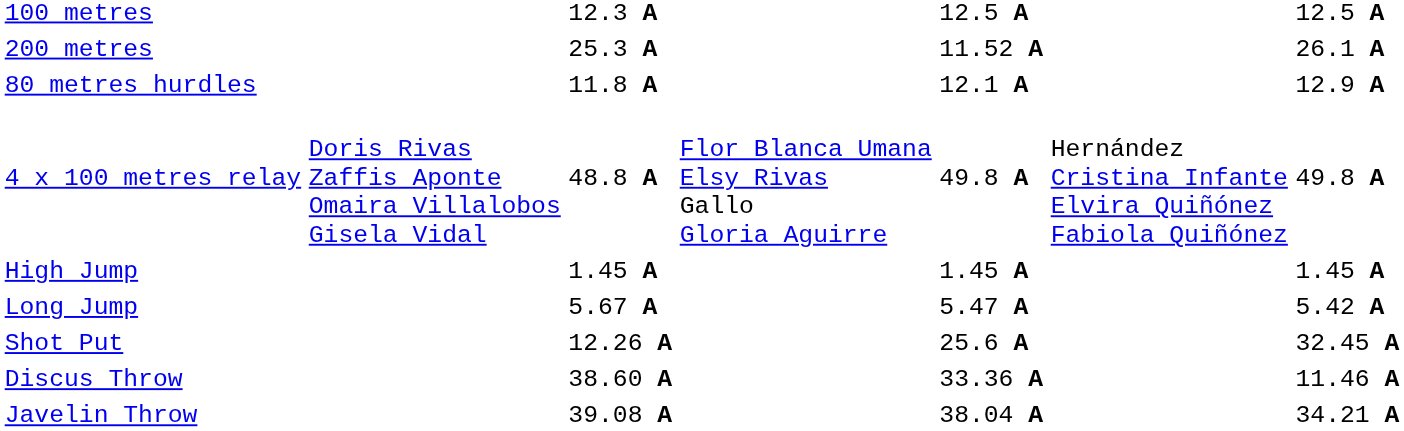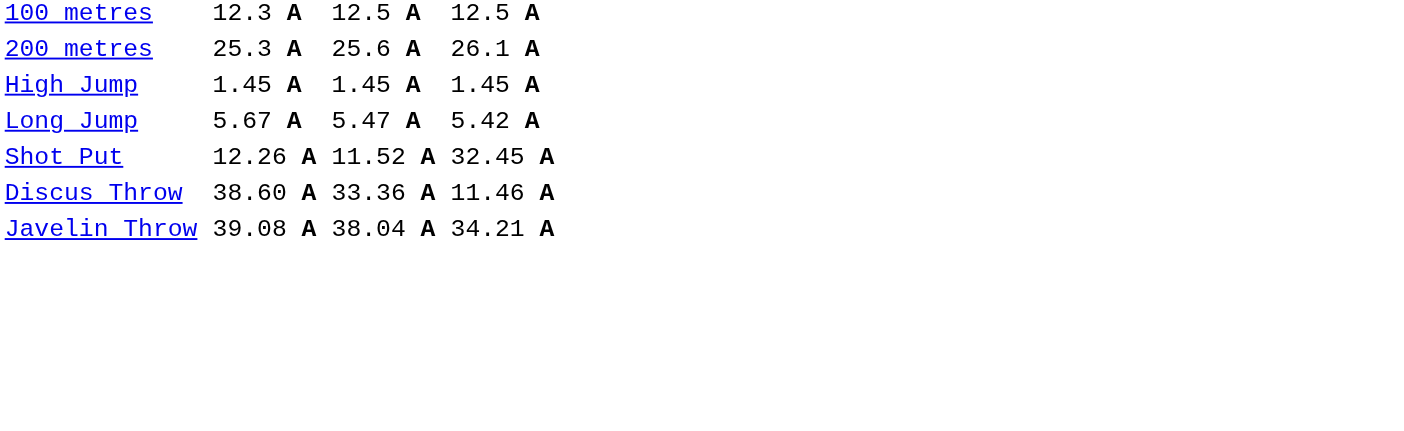(991, 49) 11.52 A -> (376, 49) 25.6 A
- row: (131, 85)
- row: (153, 178)
(984, 344) 25.6 A -> (383, 157) 11.52 A
